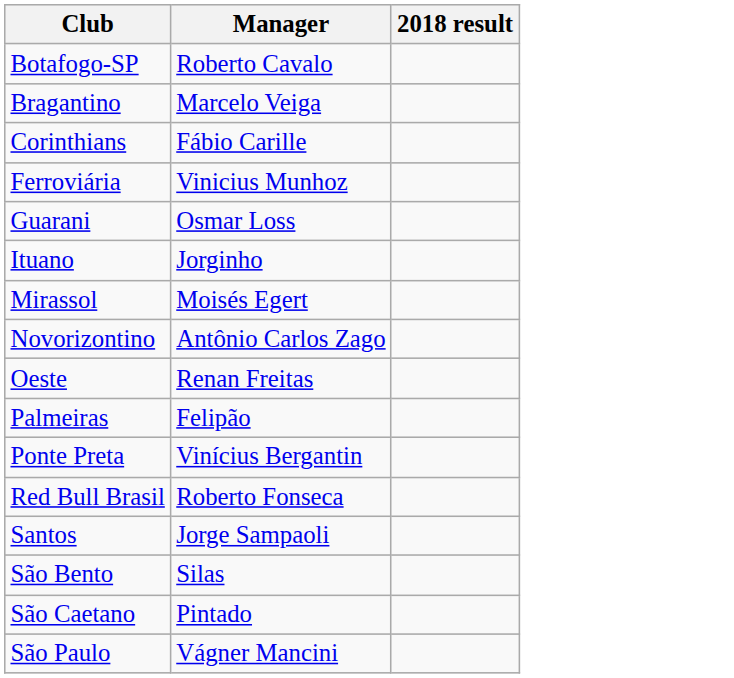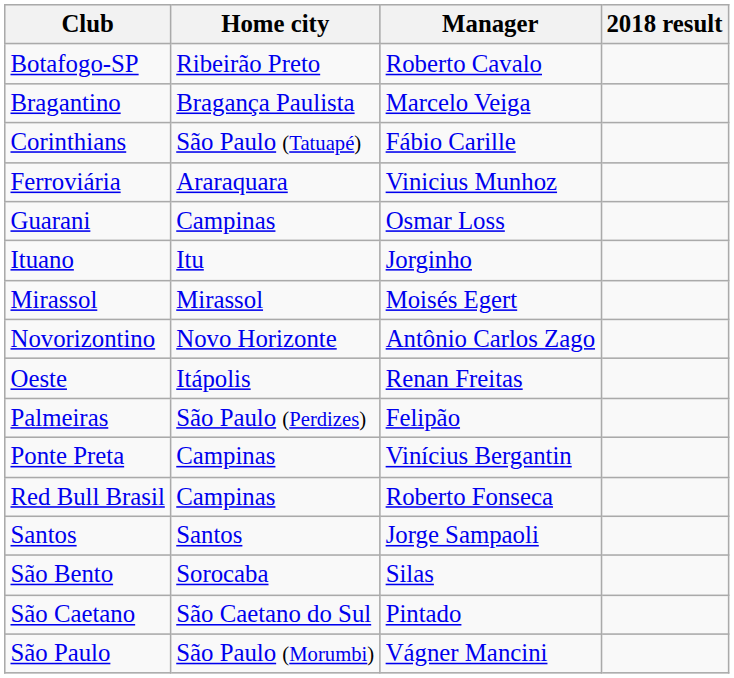+ column: (275, 24)
